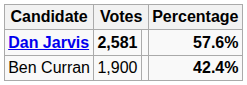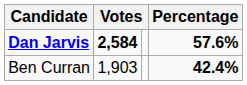(117, 42) 2,581 -> (117, 42) 2,584
(117, 67) 1,900 -> (117, 67) 1,903
